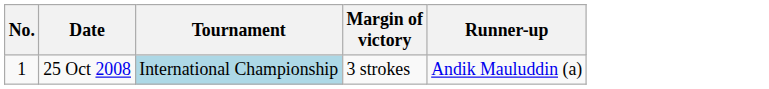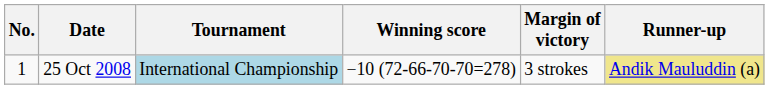+ column: (431, 29)
(507, 69) no background -> (685, 69) khaki background
